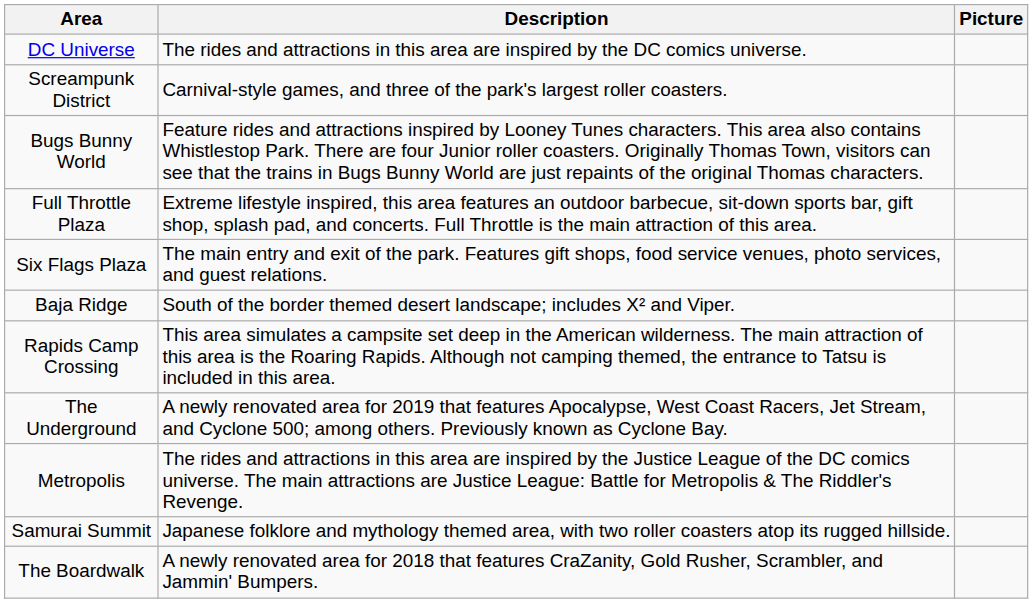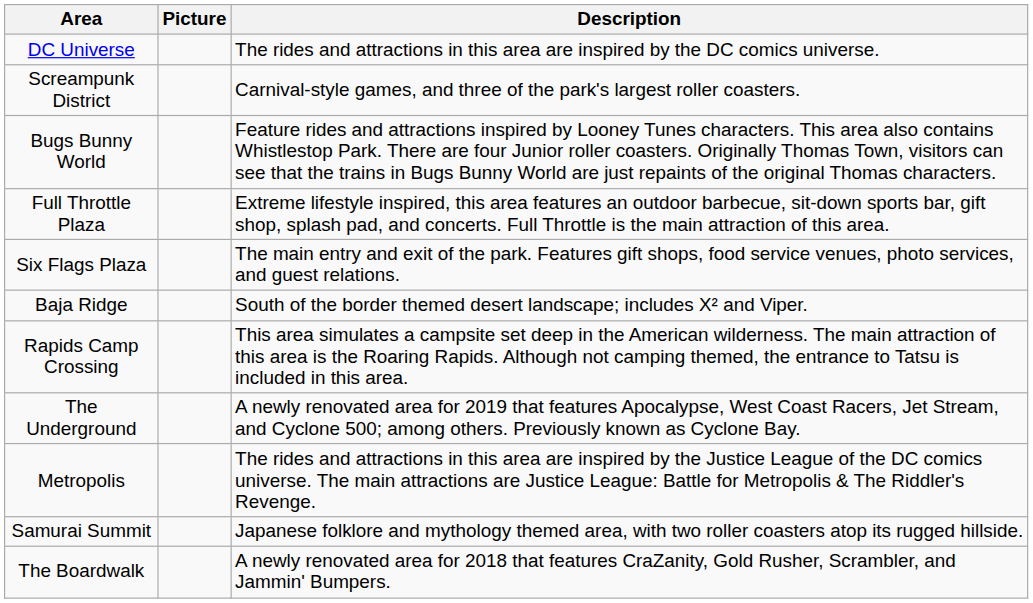columns swapped: (991, 19) <-> (556, 19)
